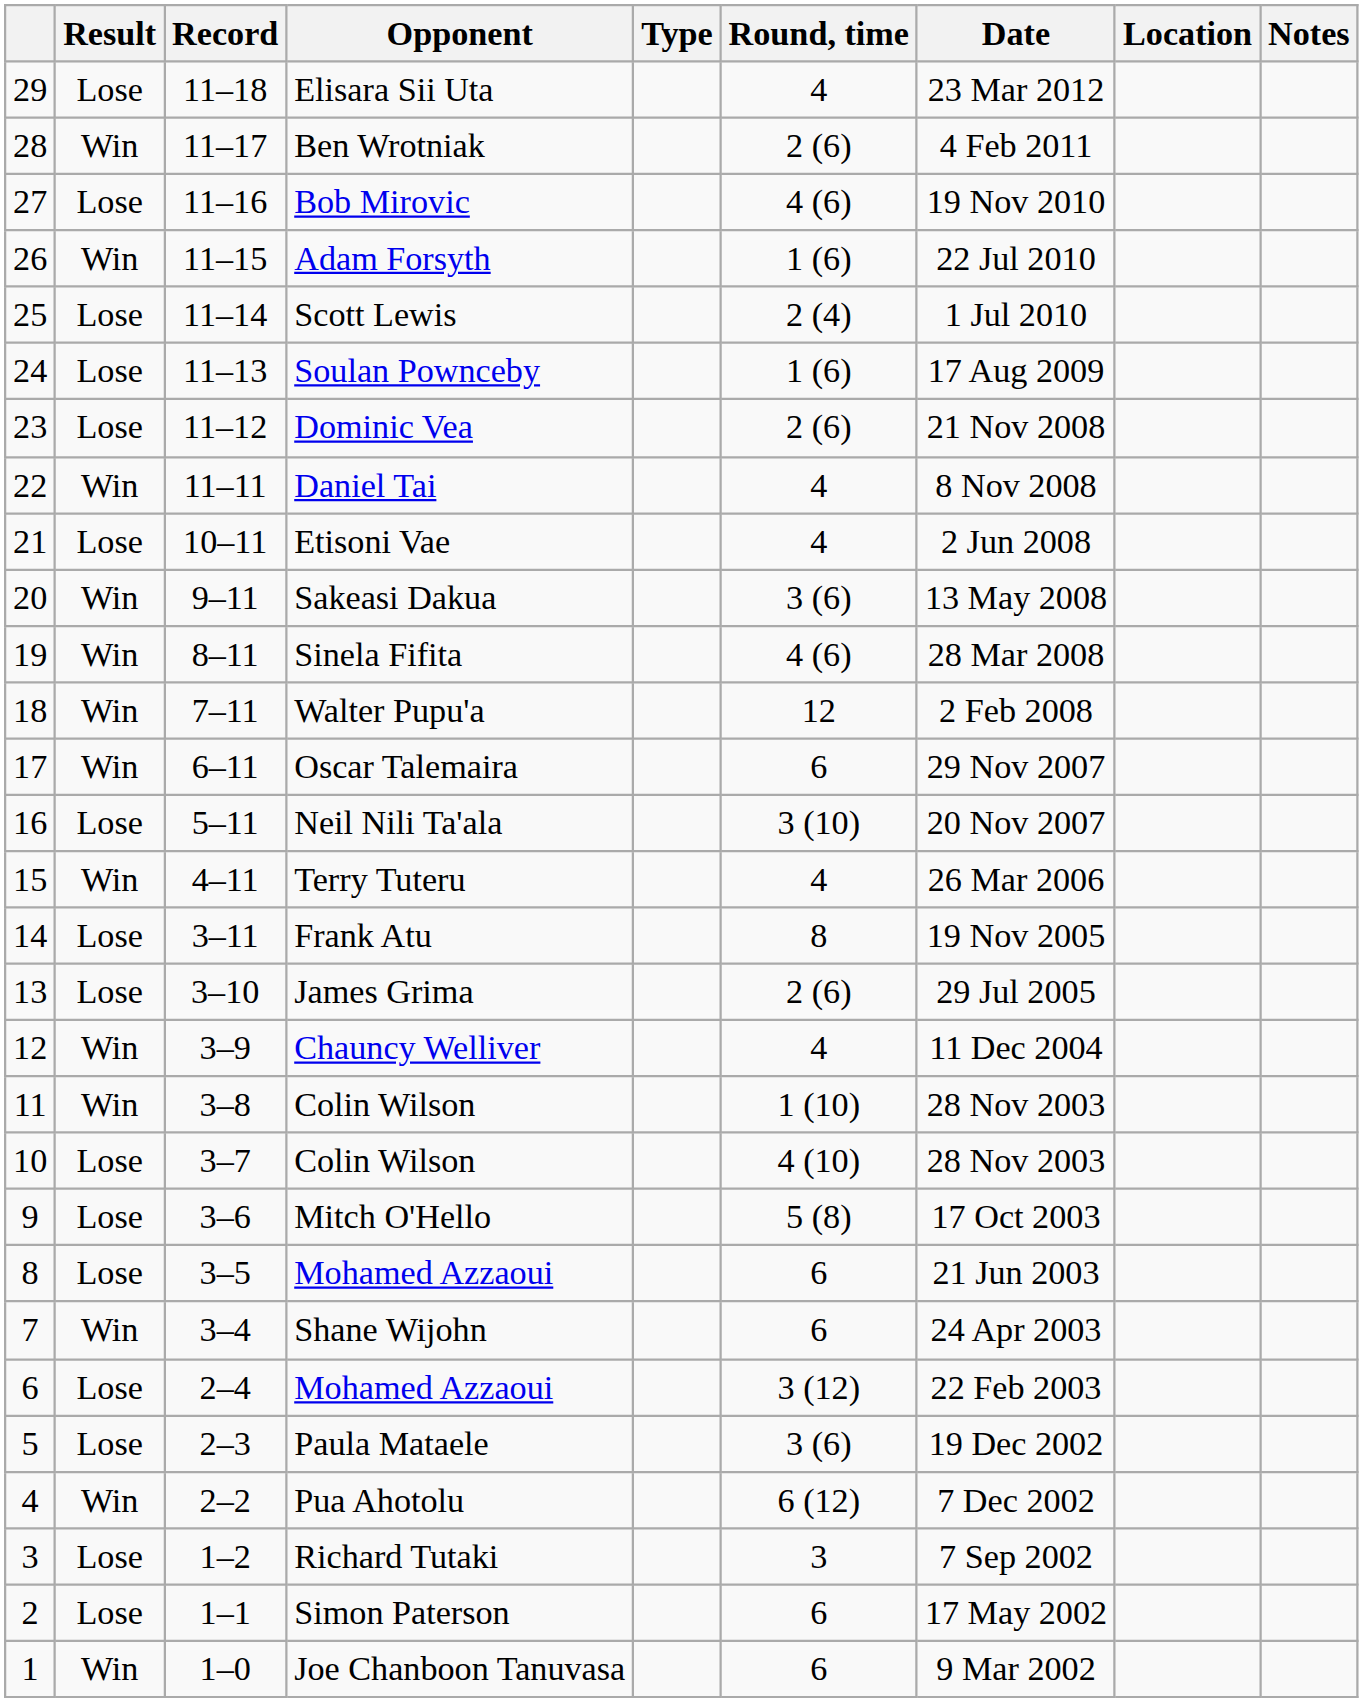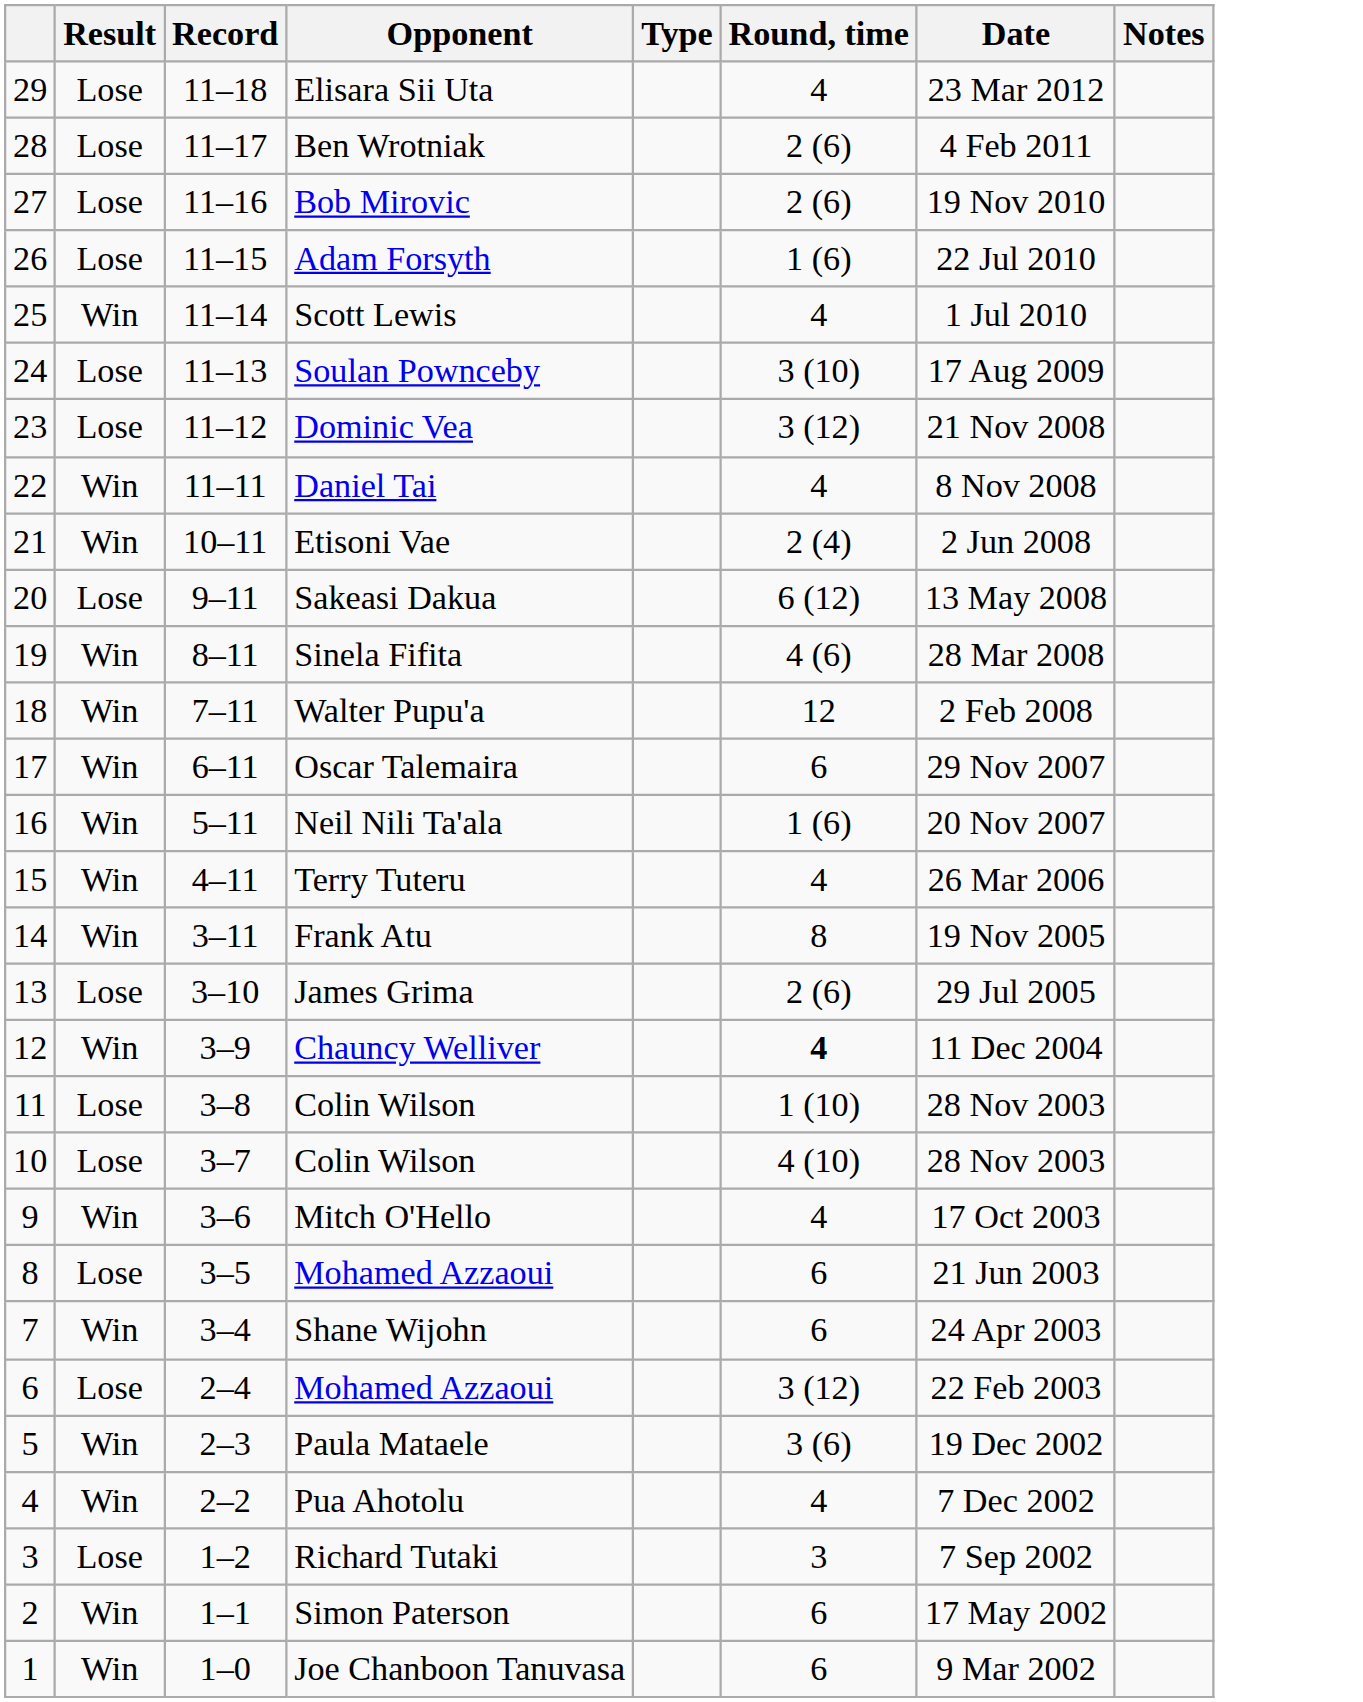- column: (1188, 32)
(110, 145) Win -> (110, 145) Lose
(819, 202) 4 (6) -> (819, 202) 2 (6)
(110, 258) Win -> (110, 258) Lose
(110, 314) Lose -> (110, 314) Win
(819, 314) 2 (4) -> (819, 314) 4
(819, 371) 1 (6) -> (819, 371) 3 (10)
(819, 427) 2 (6) -> (819, 427) 3 (12)
(110, 540) Lose -> (110, 540) Win
(819, 540) 4 -> (819, 540) 2 (4)
(110, 596) Win -> (110, 596) Lose
(819, 596) 3 (6) -> (819, 596) 6 (12)
(110, 822) Lose -> (110, 822) Win
(819, 822) 3 (10) -> (819, 822) 1 (6)
(110, 935) Lose -> (110, 935) Win
(819, 1047) normal -> (819, 1047) bold
(110, 1104) Win -> (110, 1104) Lose
(110, 1217) Lose -> (110, 1217) Win
(819, 1217) 5 (8) -> (819, 1217) 4
(110, 1442) Lose -> (110, 1442) Win
(819, 1499) 6 (12) -> (819, 1499) 4
(110, 1611) Lose -> (110, 1611) Win
